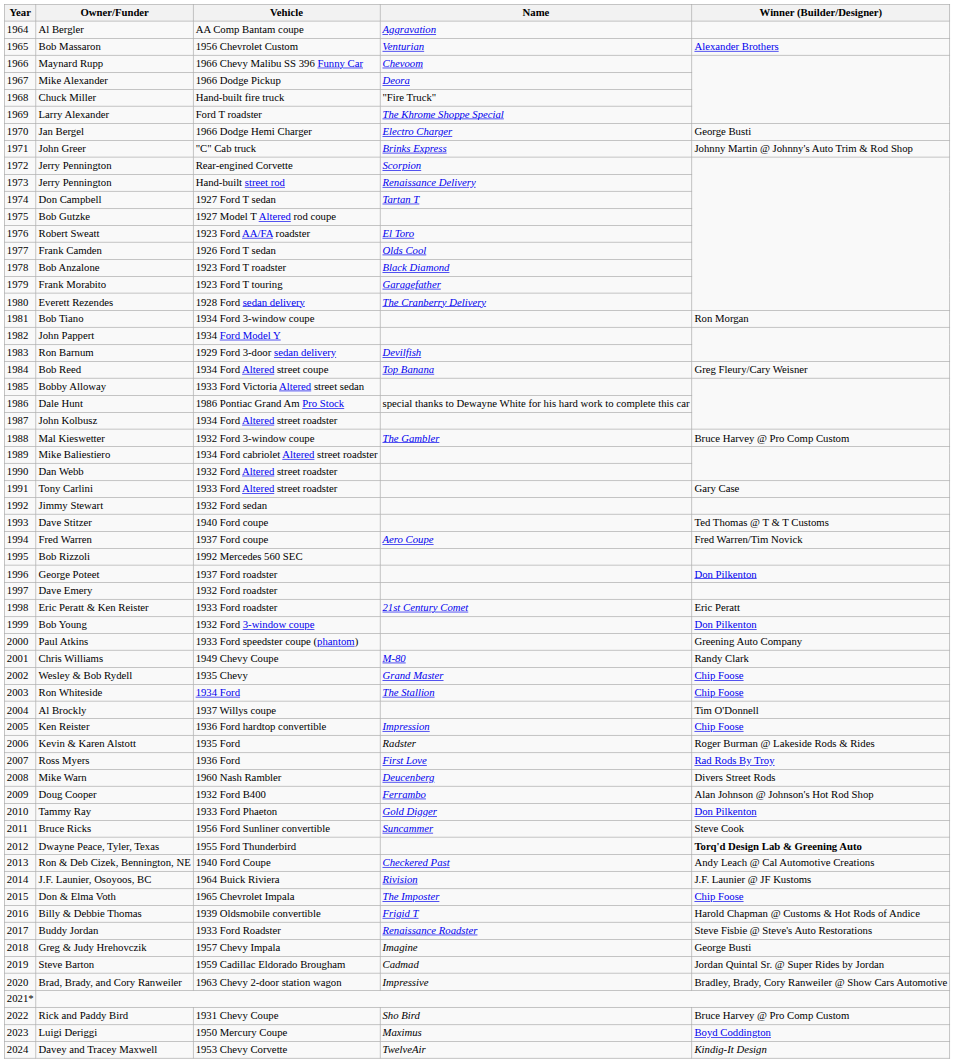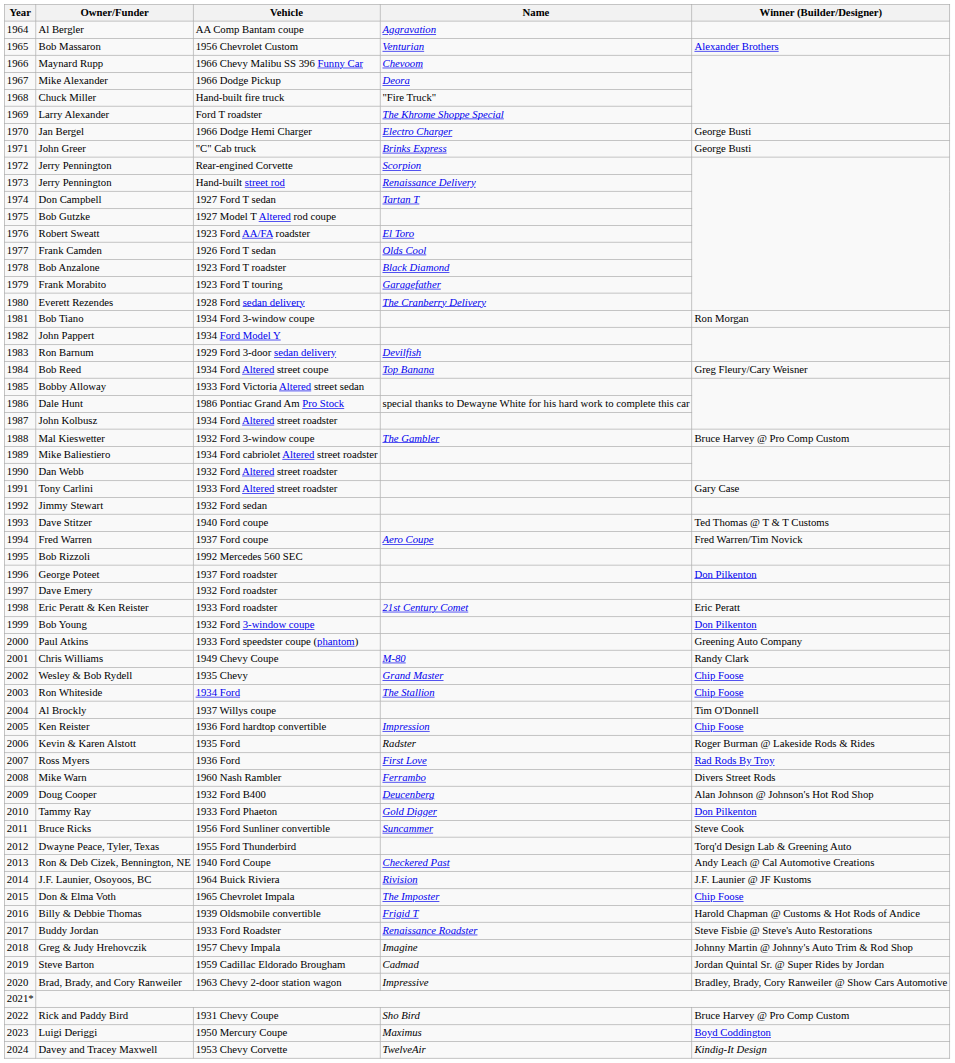(804, 149) Johnny Martin @ Johnny's Auto Trim & Rod Shop -> (723, 149) George Busti
(408, 778) Deucenberg -> (404, 778) Ferrambo
(404, 795) Ferrambo -> (408, 795) Deucenberg
(778, 846) bold -> (773, 846) normal
(723, 948) George Busti -> (804, 948) Johnny Martin @ Johnny's Auto Trim & Rod Shop
